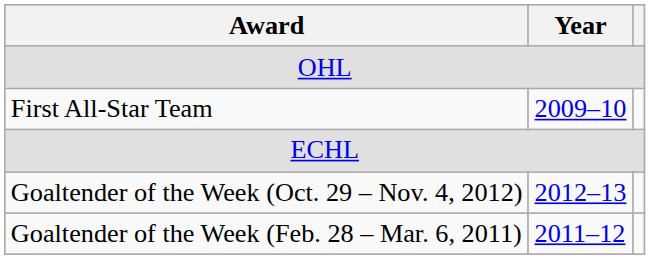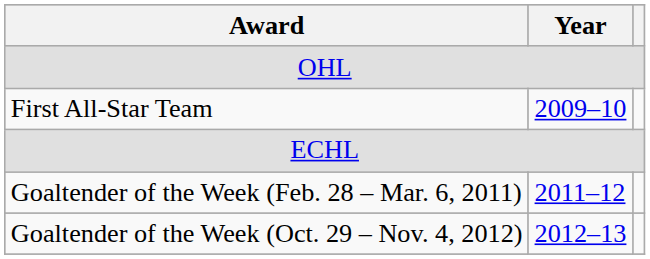rows swapped: (266, 233) <-> (267, 191)
